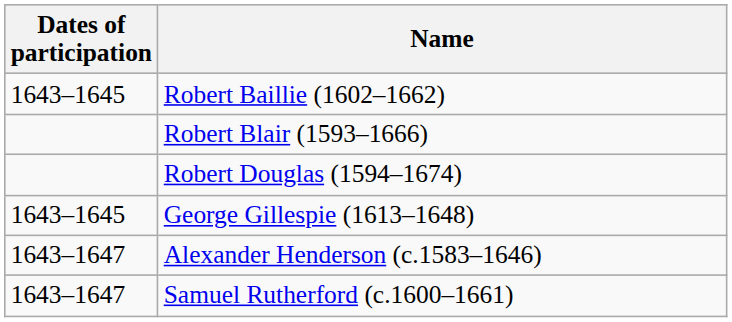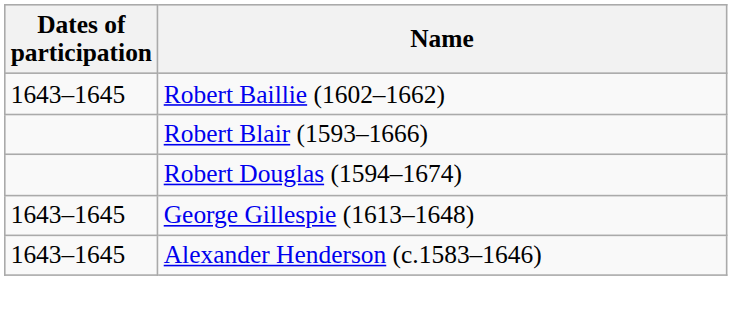(68, 255) 1643–1647 -> (68, 255) 1643–1645
- row: (339, 295)
